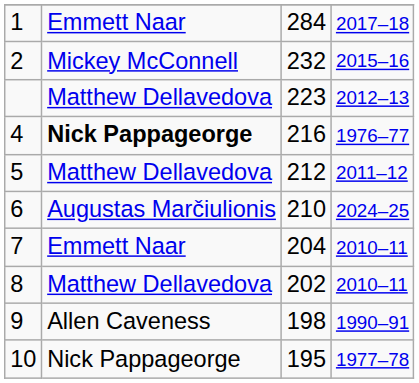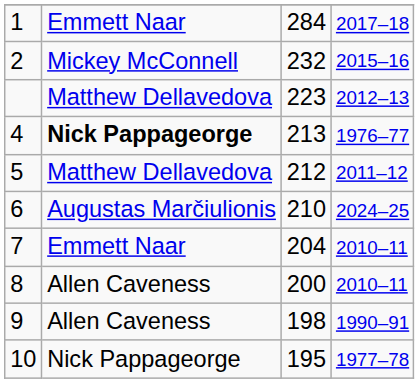(306, 135) 216 -> (306, 135) 213
(160, 284) Matthew Dellavedova -> (129, 284) Allen Caveness
(306, 284) 202 -> (306, 284) 200
